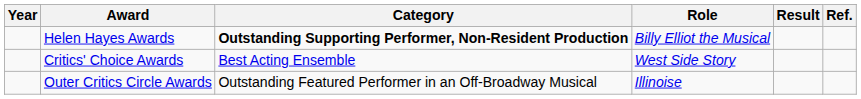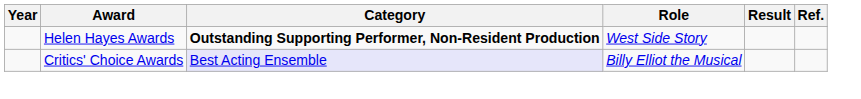(702, 37) Billy Elliot the Musical -> (657, 37) West Side Story
(287, 60) no background -> (258, 60) lavender background
(685, 60) West Side Story -> (674, 60) Billy Elliot the Musical
- row: (128, 82)
